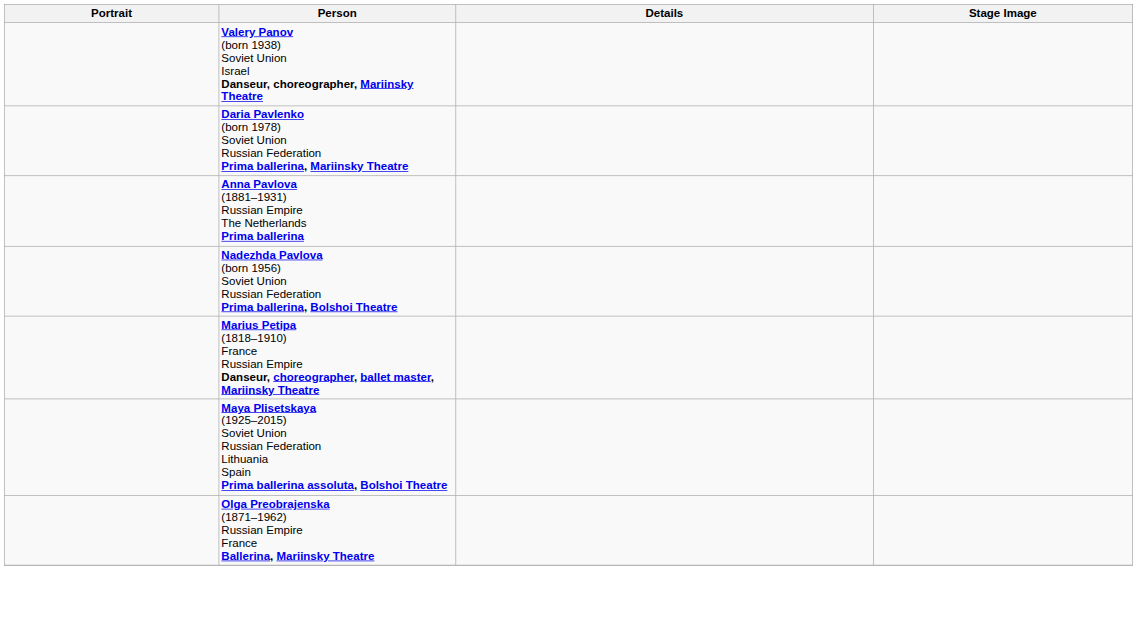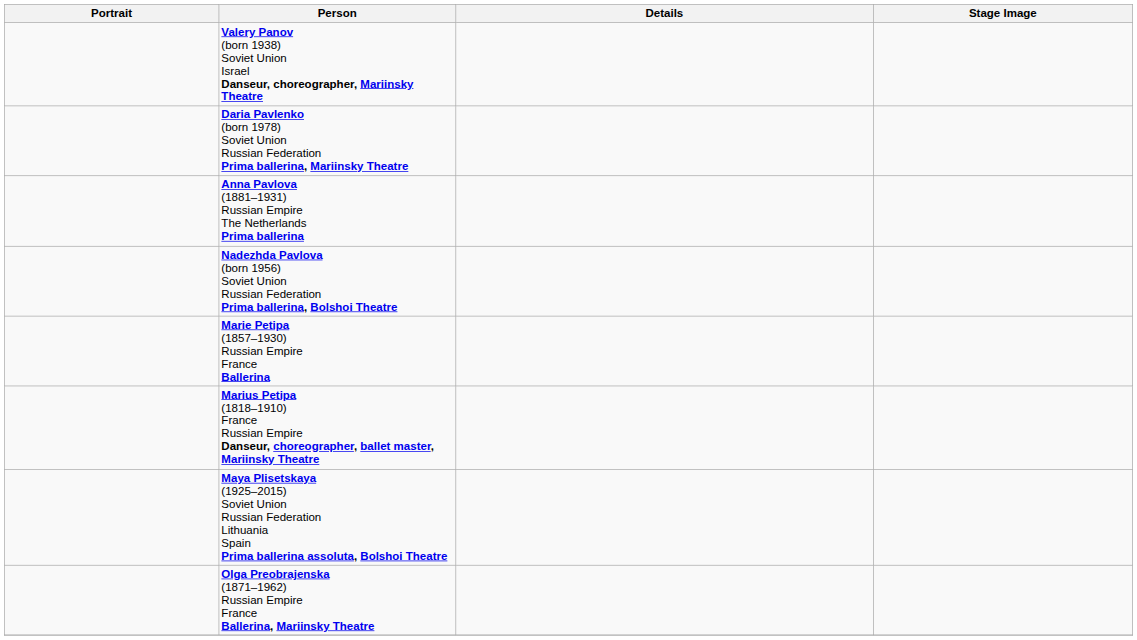+ row: (262, 351)
